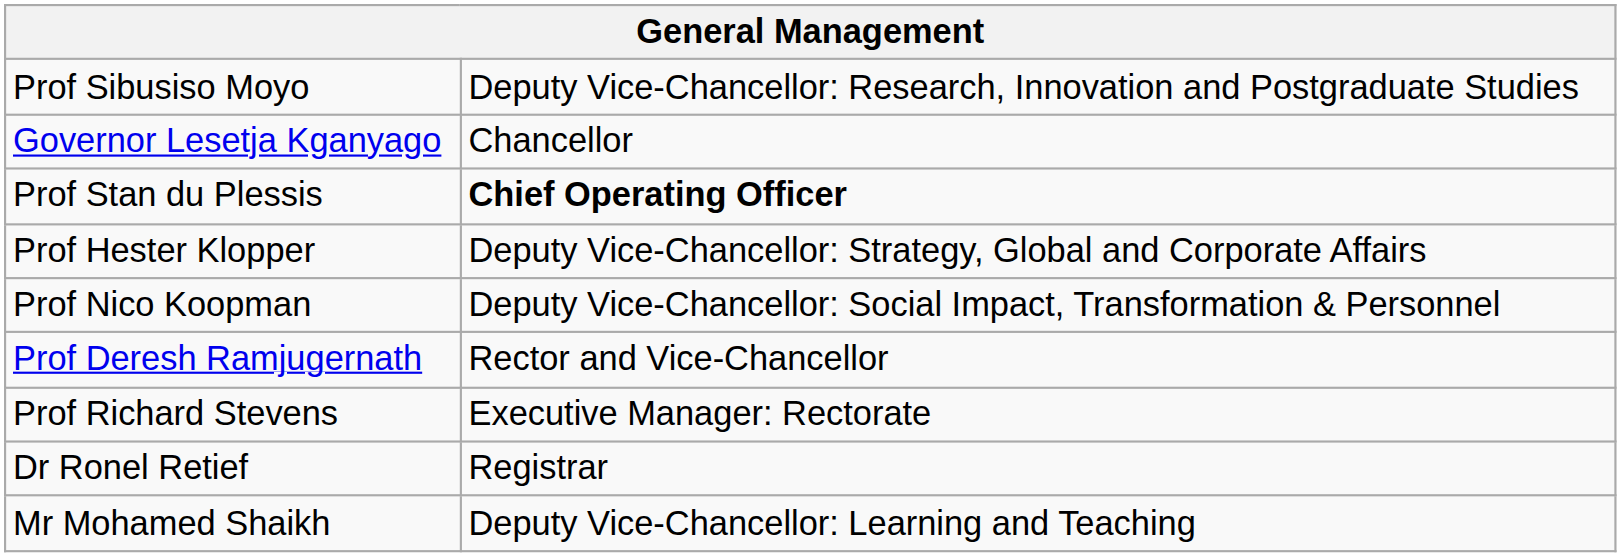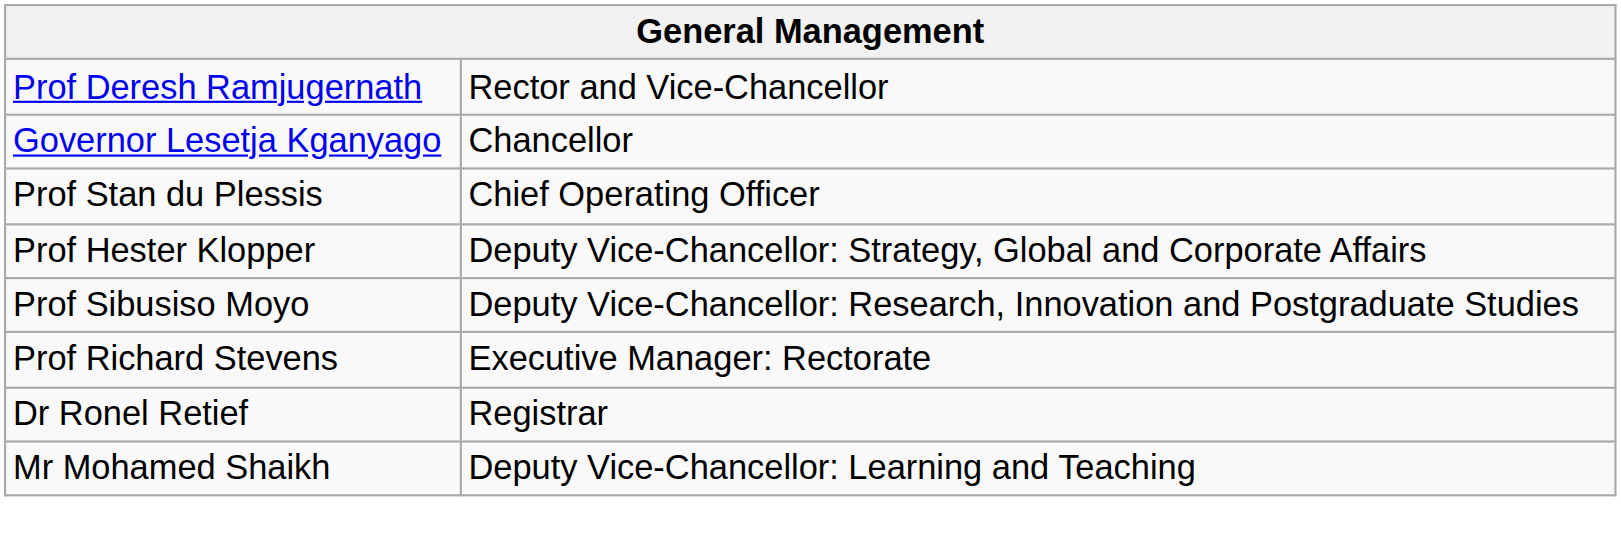rows swapped: (218, 359) <-> (161, 86)
(658, 195) bold -> (644, 195) normal
- row: (162, 304)
